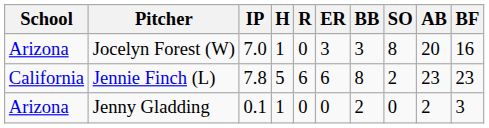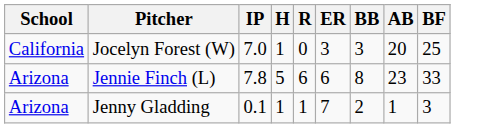- column: (400, 19)
(39, 48) Arizona -> (46, 48) California
(465, 48) 16 -> (431, 48) 25
(46, 78) California -> (39, 78) Arizona
(465, 78) 23 -> (431, 78) 33
(303, 107) 0 -> (303, 107) 1
(325, 107) 0 -> (325, 107) 7
(426, 107) 2 -> (393, 107) 1
